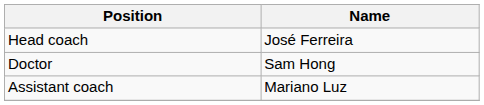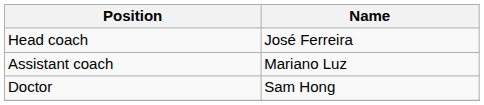rows swapped: (61, 87) <-> (30, 64)
